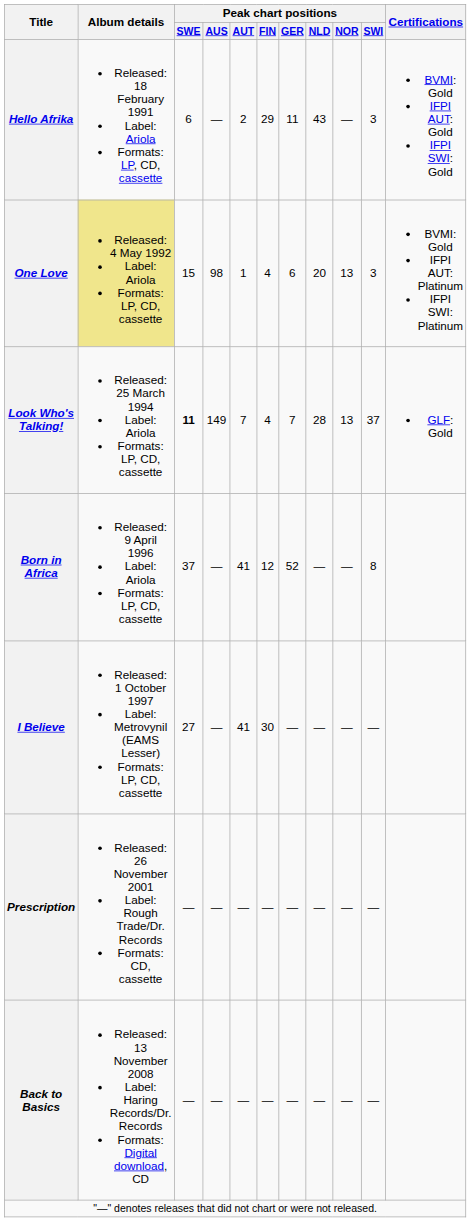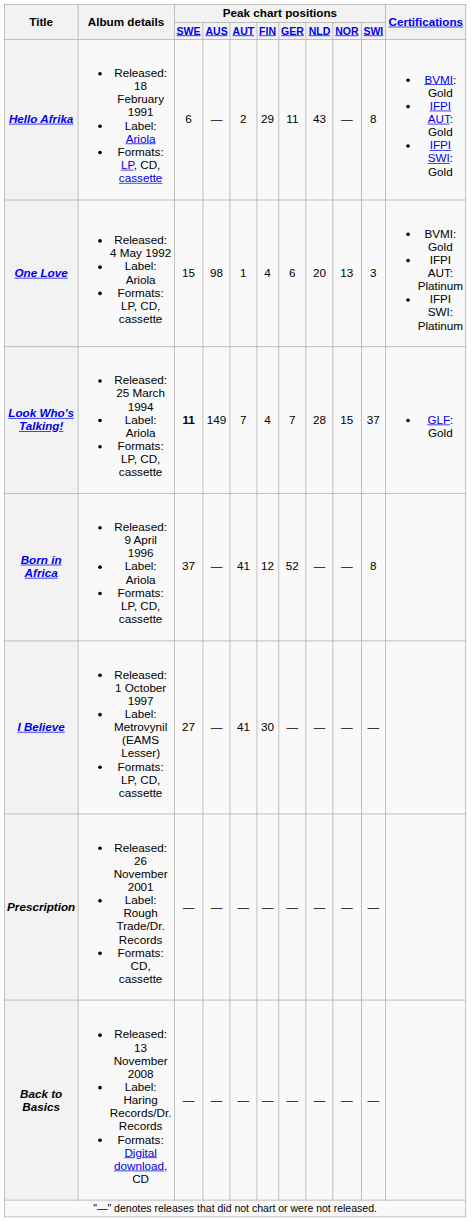(373, 119) 3 -> (373, 119) 8
(126, 280) khaki background -> (126, 280) no background
(347, 420) 13 -> (347, 420) 15
